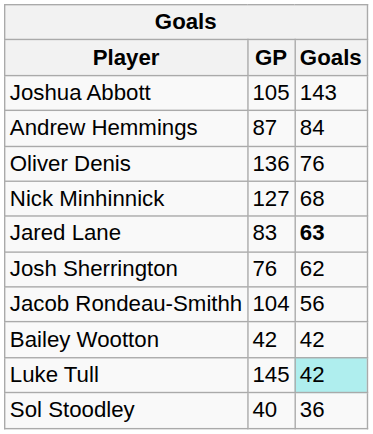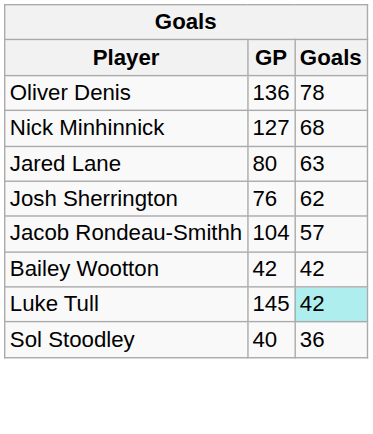- row: (80, 92)
- row: (104, 127)
(312, 163) 76 -> (312, 92) 78
(265, 233) 83 -> (265, 163) 80
(312, 233) bold -> (312, 163) normal
(312, 304) 56 -> (312, 233) 57
